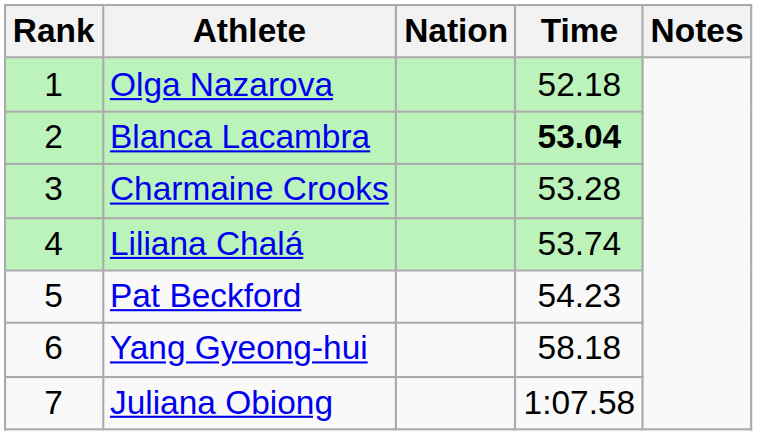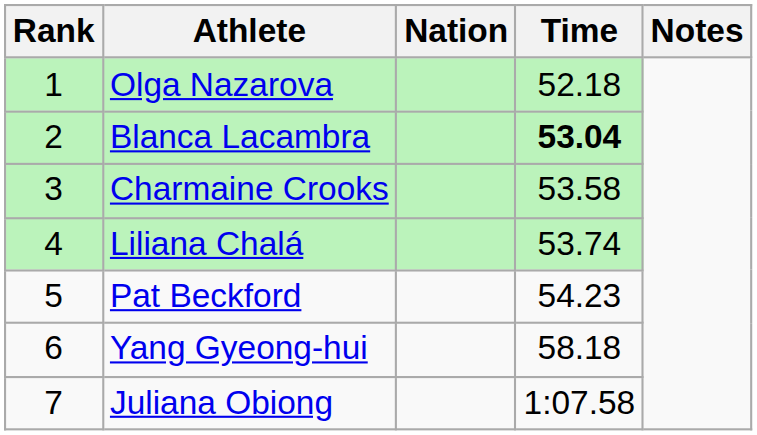(579, 190) 53.28 -> (579, 190) 53.58
